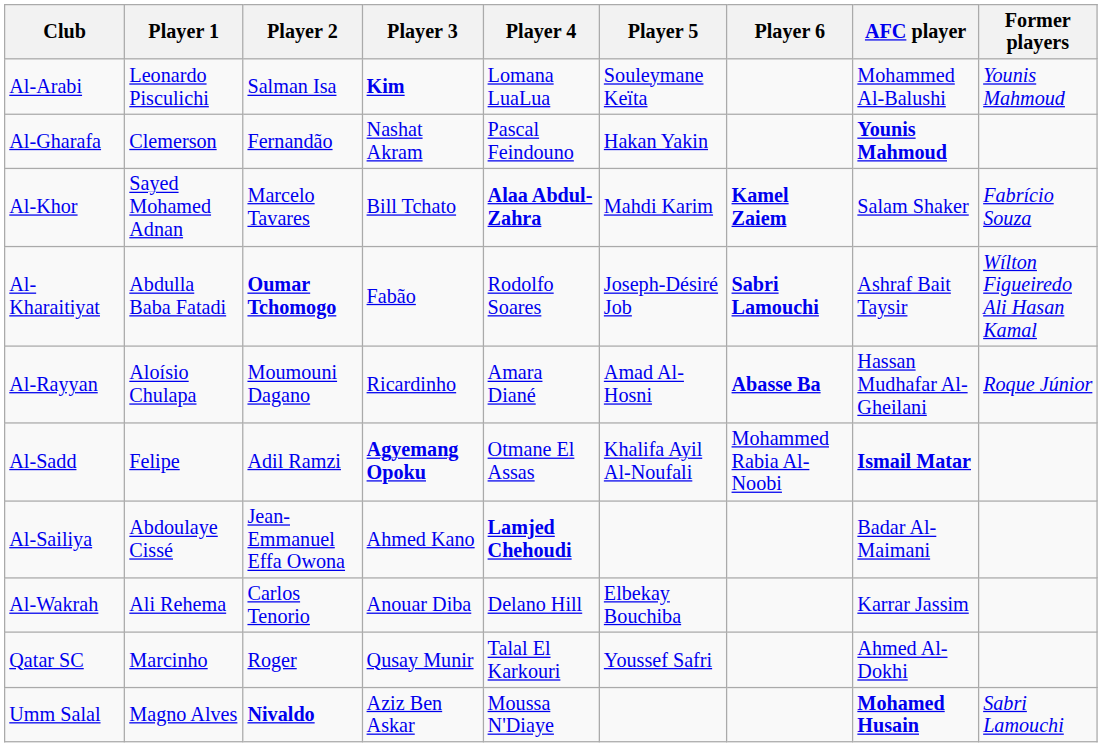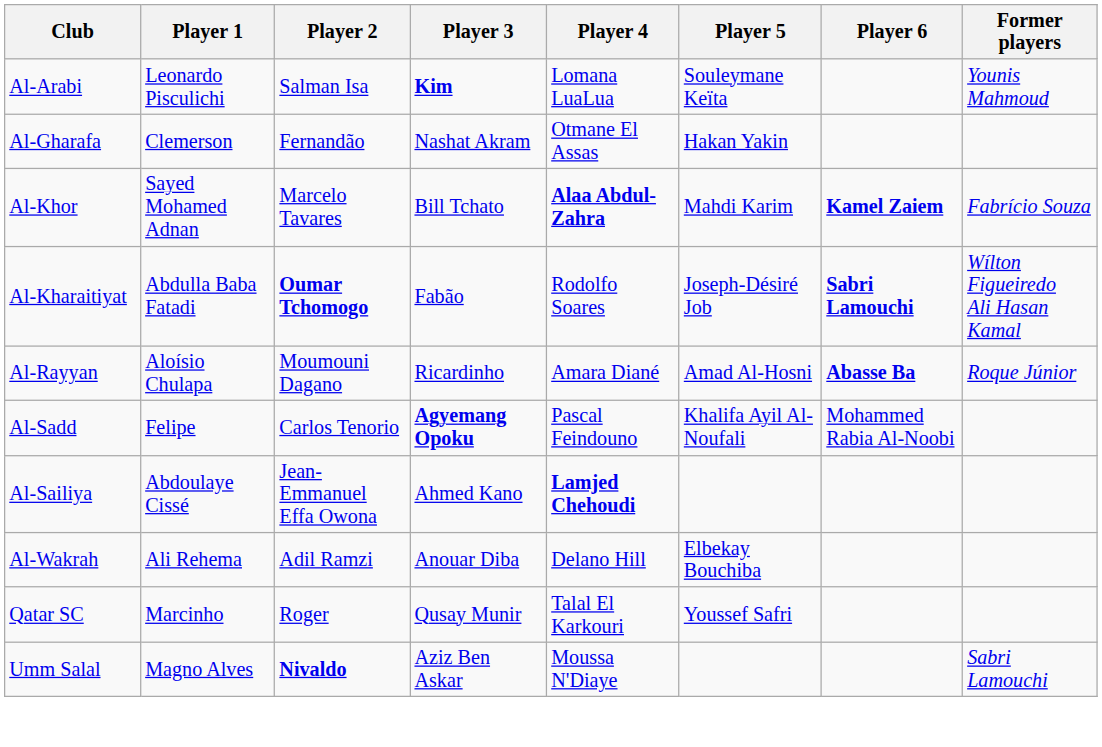- column: (916, 31)
(531, 141) Pascal Feindouno -> (595, 141) Otmane El Assas
(294, 461) Adil Ramzi -> (339, 427) Carlos Tenorio
(531, 461) Otmane El Assas -> (594, 427) Pascal Feindouno
(279, 605) Carlos Tenorio -> (326, 559) Adil Ramzi
